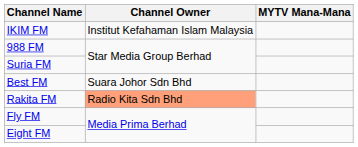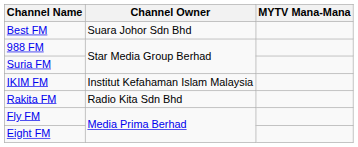rows swapped: (27, 30) <-> (27, 82)
(135, 99) lightsalmon background -> (135, 99) no background
